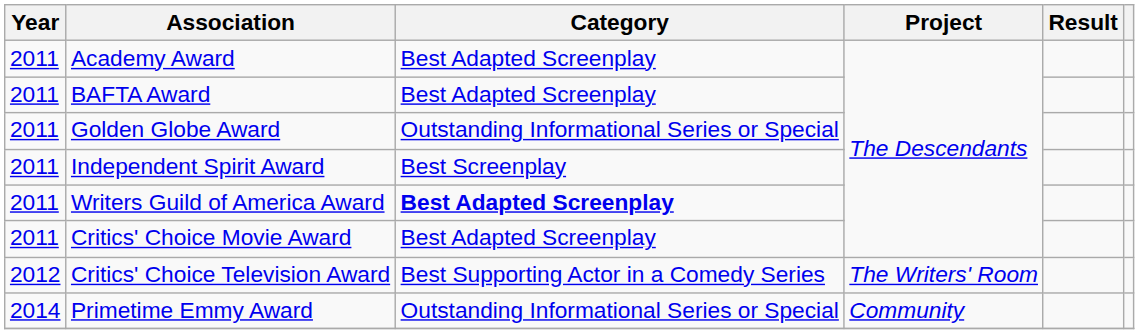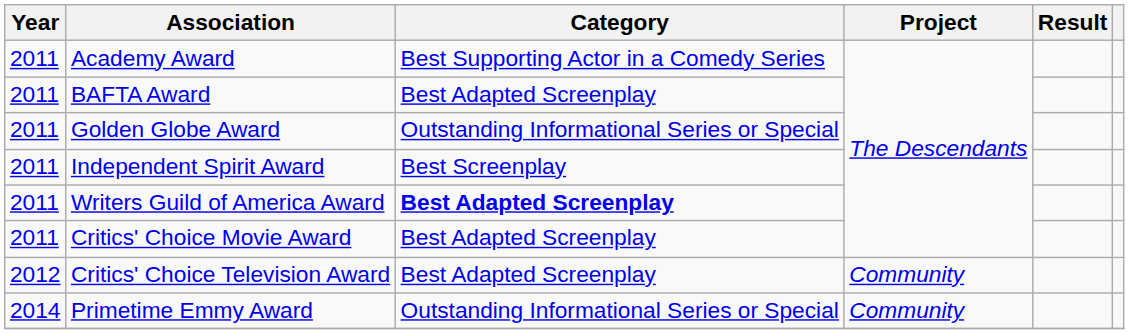(528, 58) Best Adapted Screenplay -> (613, 58) Best Supporting Actor in a Comedy Series
(613, 274) Best Supporting Actor in a Comedy Series -> (528, 274) Best Adapted Screenplay
(944, 274) The Writers' Room -> (907, 274) Community
